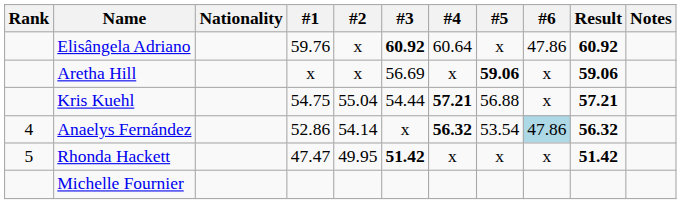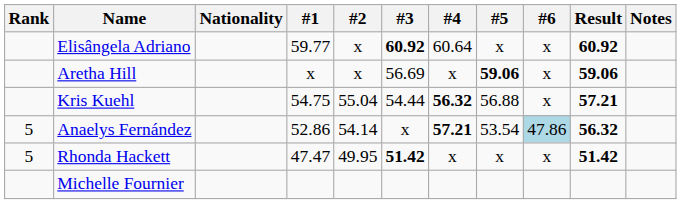(310, 45) 59.76 -> (310, 45) 59.77
(547, 45) 47.86 -> (547, 45) x
(452, 101) 57.21 -> (452, 101) 56.32
(29, 128) 4 -> (29, 128) 5
(452, 128) 56.32 -> (452, 128) 57.21
